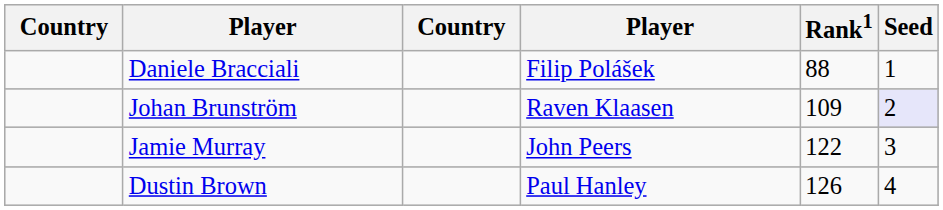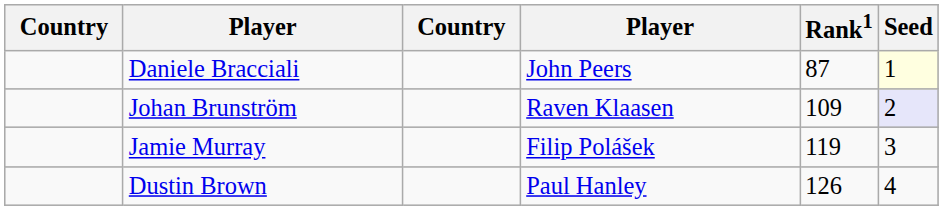(590, 69) Filip Polášek -> (579, 69) John Peers
(817, 69) 88 -> (817, 69) 87
(890, 69) no background -> (890, 69) lightyellow background
(579, 147) John Peers -> (590, 147) Filip Polášek
(824, 147) 122 -> (823, 147) 119
